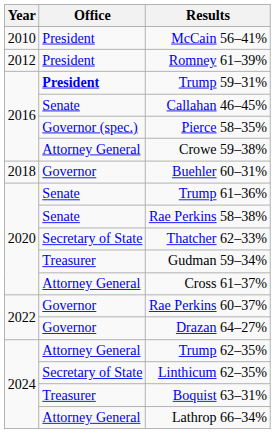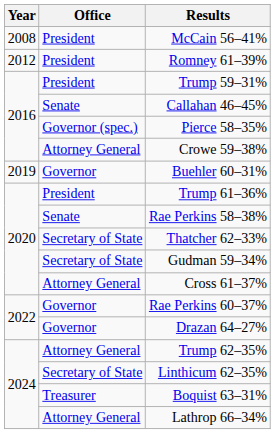(22, 37) 2010 -> (22, 37) 2008
(71, 82) bold -> (69, 82) normal
(22, 171) 2018 -> (22, 171) 2019
(61, 194) Senate -> (69, 194) President
(69, 261) Treasurer -> (92, 261) Secretary of State
